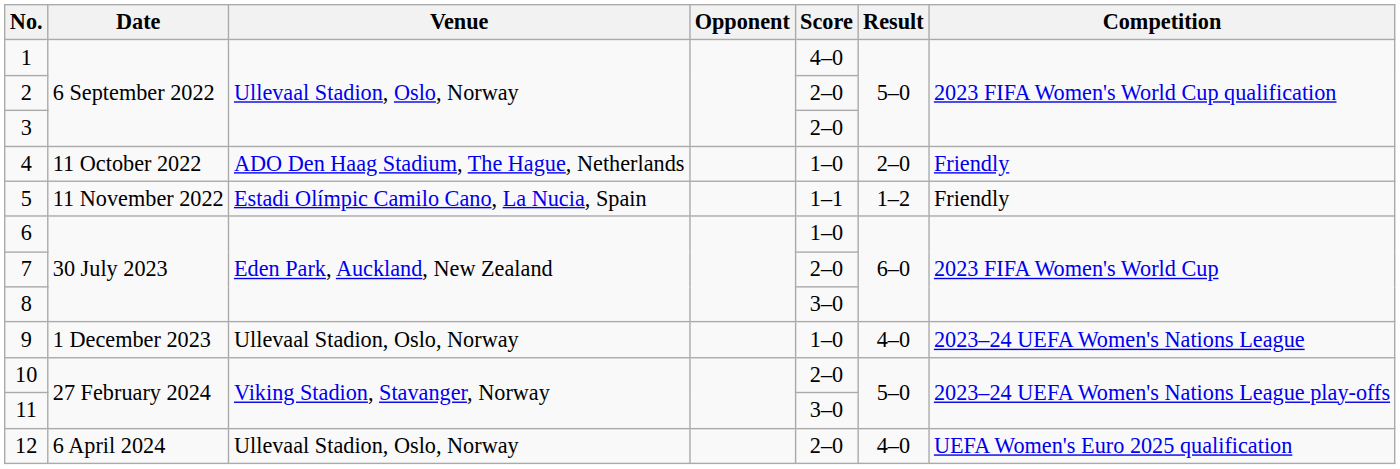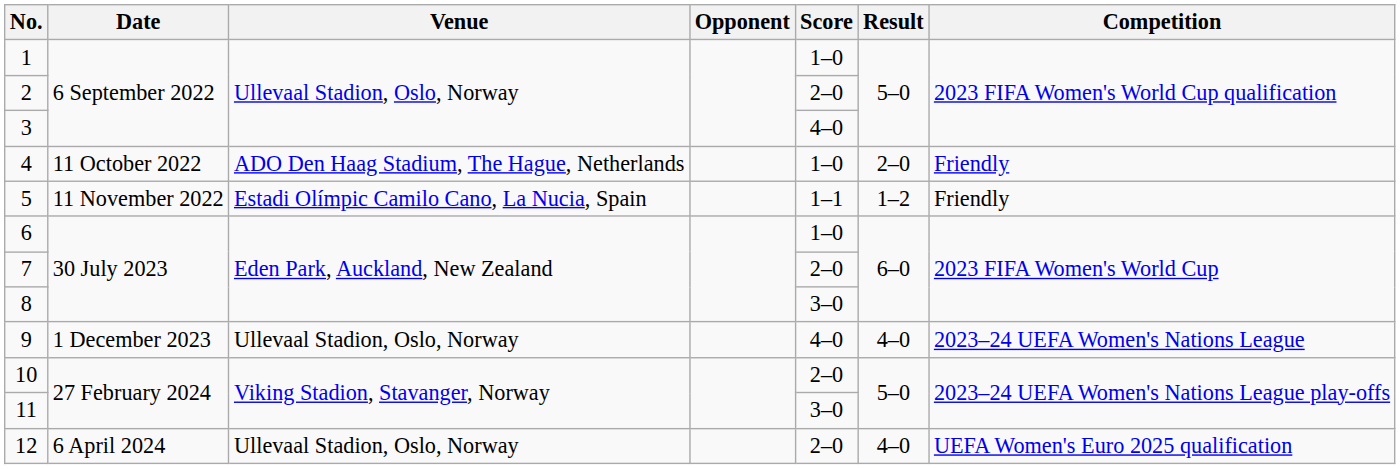(826, 57) 4–0 -> (826, 57) 1–0
(826, 127) 2–0 -> (826, 127) 4–0
(826, 339) 1–0 -> (826, 339) 4–0
